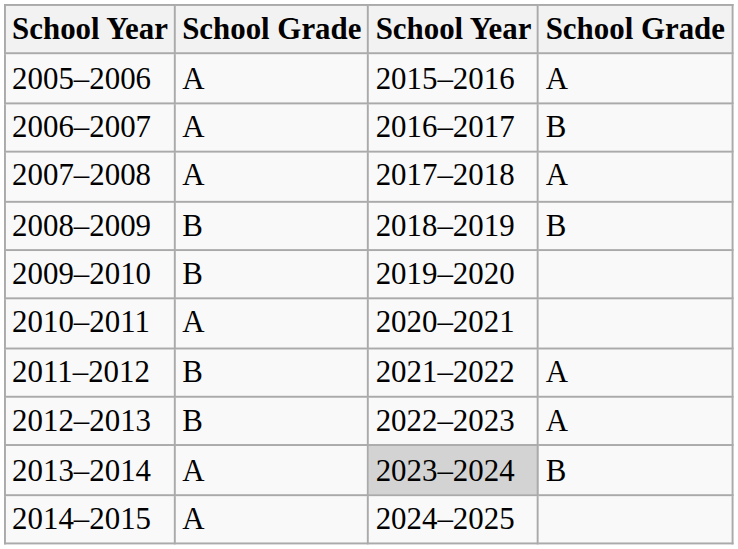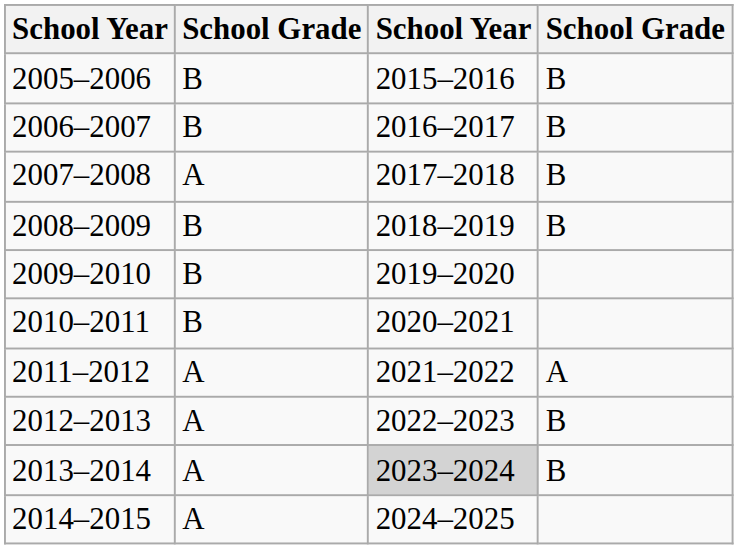(193, 77) A -> (192, 77) B
(557, 77) A -> (556, 77) B
(193, 126) A -> (192, 126) B
(557, 175) A -> (556, 175) B
(193, 322) A -> (192, 322) B
(192, 371) B -> (193, 371) A
(192, 420) B -> (193, 420) A
(557, 420) A -> (556, 420) B
